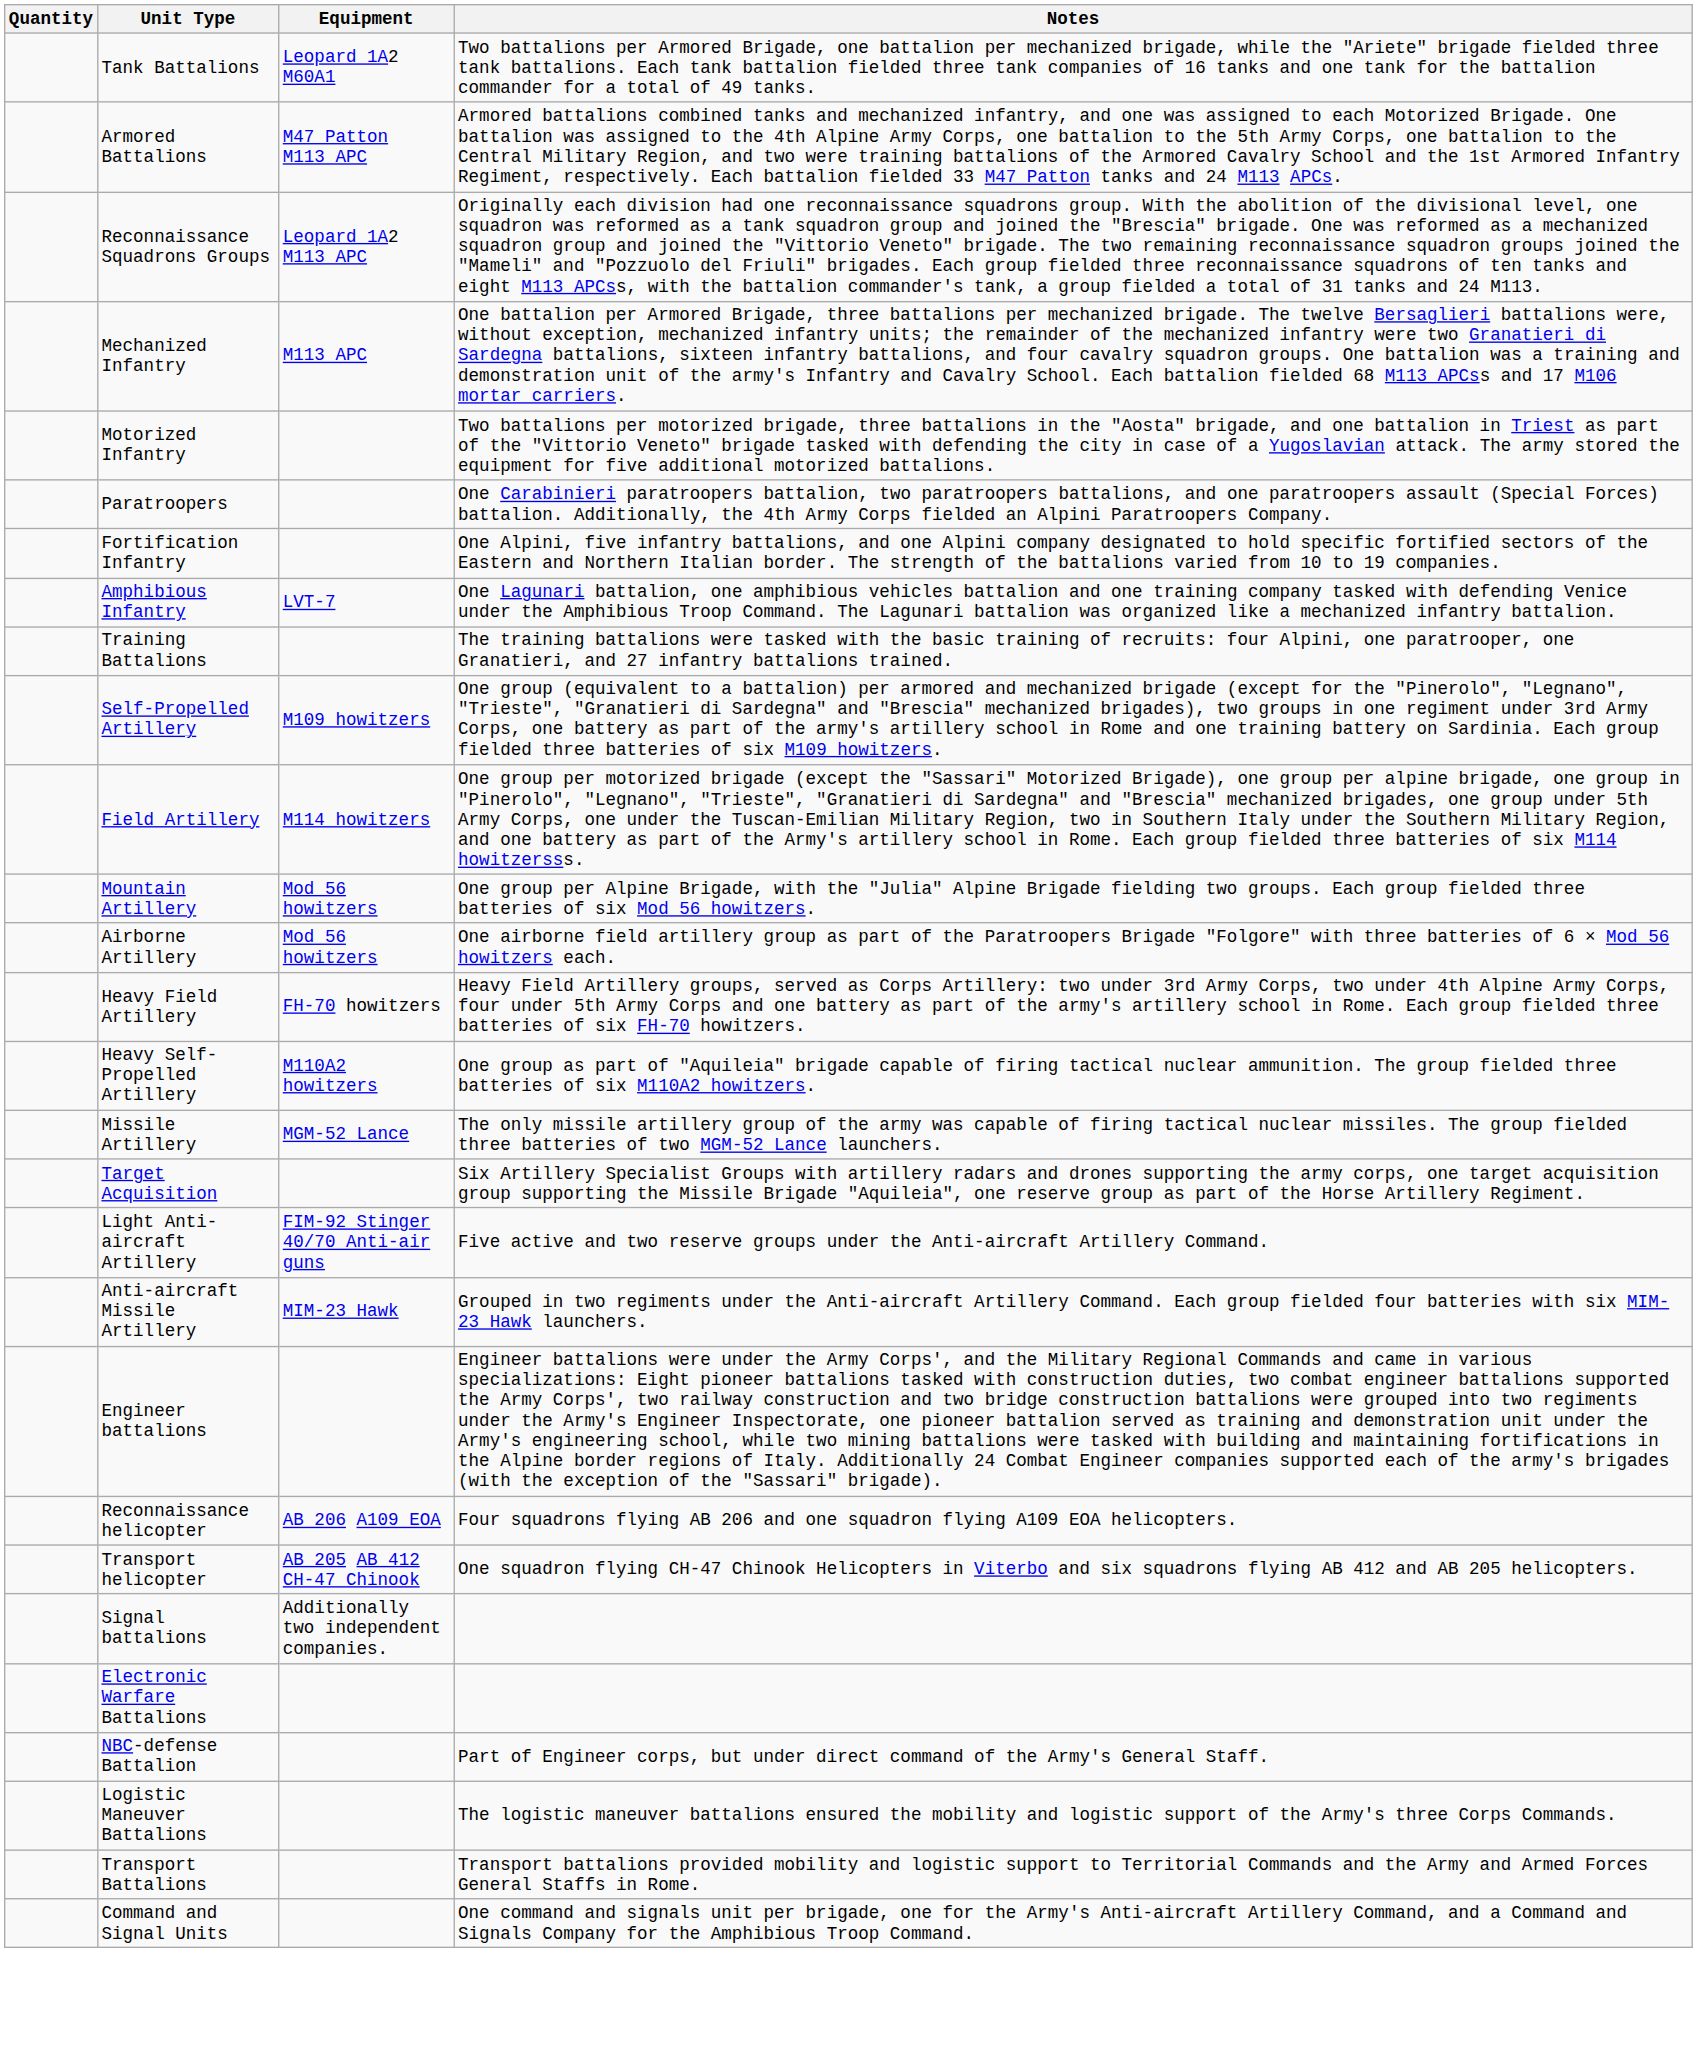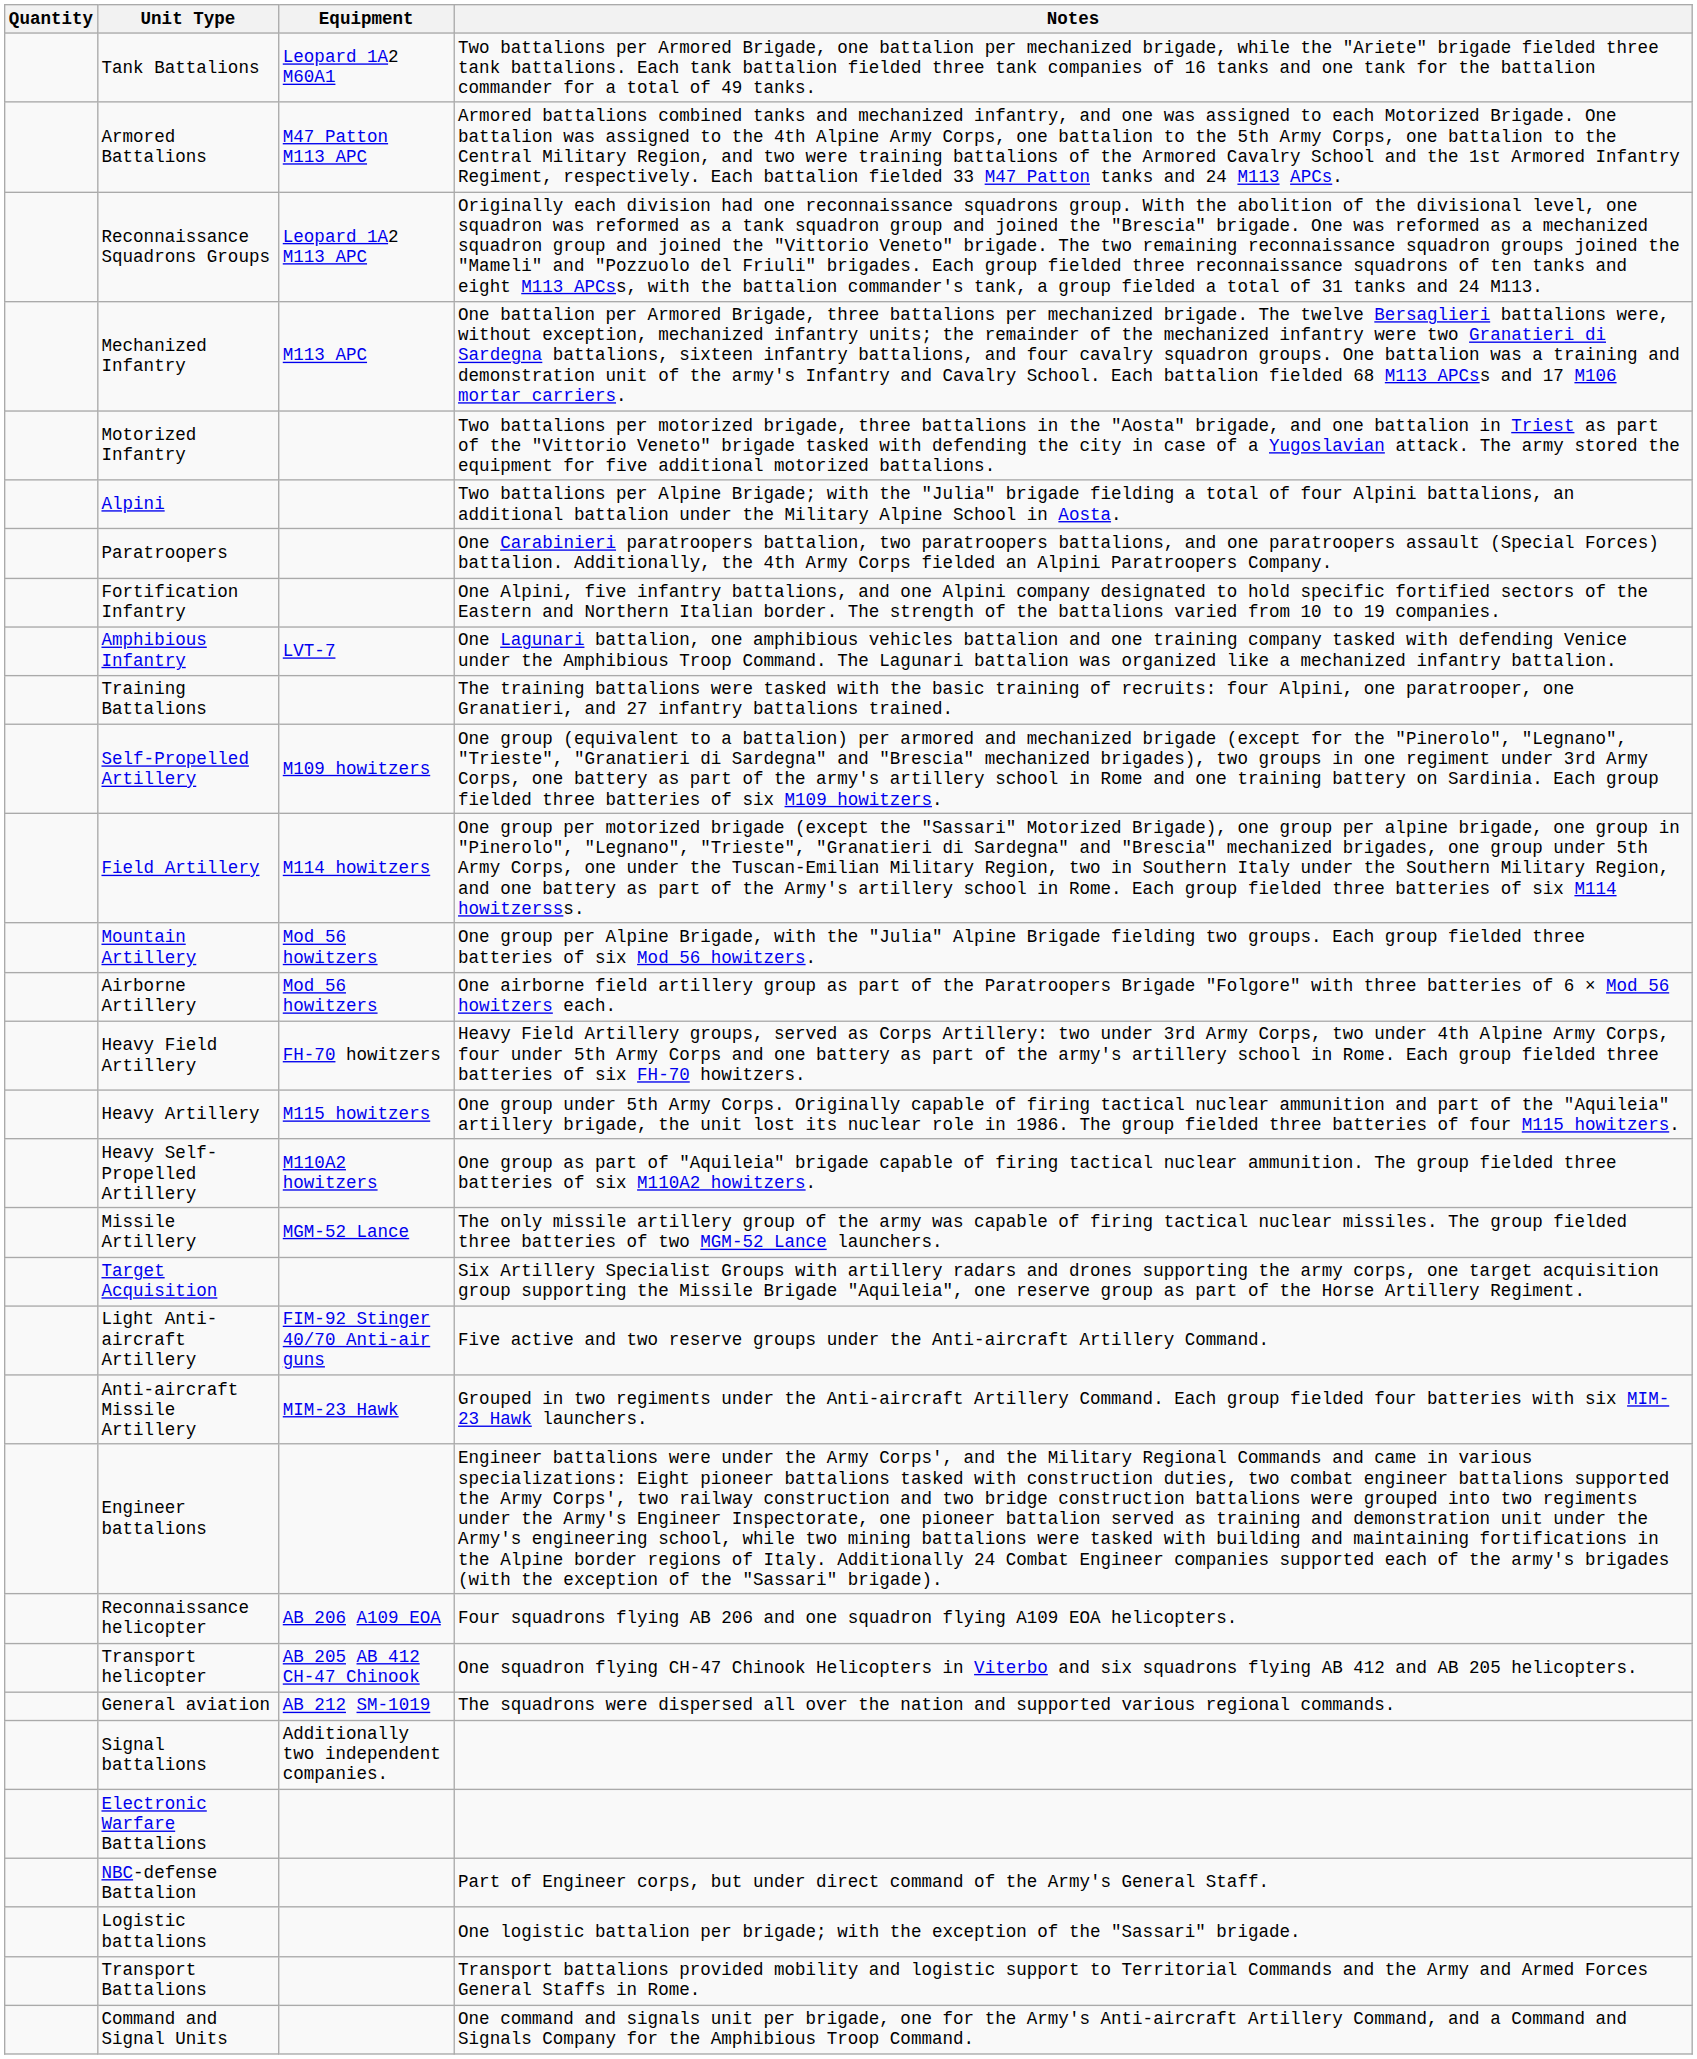+ row: (133, 504)
+ row: (180, 1115)
+ row: (186, 1706)
+ row: (154, 1932)
- row: (154, 1816)
